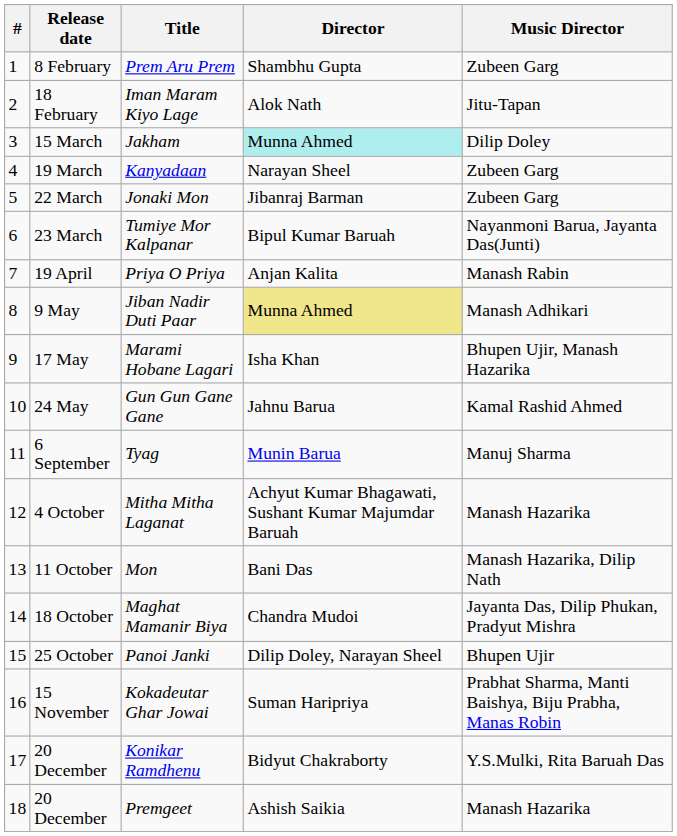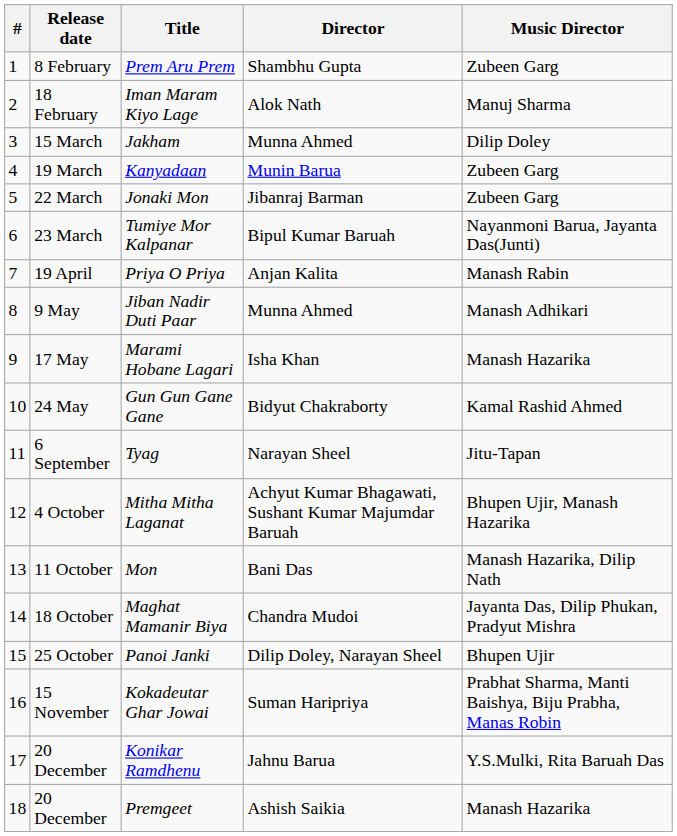(504, 103) Jitu-Tapan -> (519, 103) Manuj Sharma
(300, 141) paleturquoise background -> (300, 141) no background
(299, 169) Narayan Sheel -> (294, 169) Munin Barua
(300, 311) khaki background -> (300, 311) no background
(542, 358) Bhupen Ujir, Manash Hazarika -> (528, 358) Manash Hazarika
(291, 406) Jahnu Barua -> (318, 406) Bidyut Chakraborty
(294, 454) Munin Barua -> (299, 454) Narayan Sheel
(519, 454) Manuj Sharma -> (504, 454) Jitu-Tapan
(528, 511) Manash Hazarika -> (542, 511) Bhupen Ujir, Manash Hazarika
(318, 760) Bidyut Chakraborty -> (291, 760) Jahnu Barua
